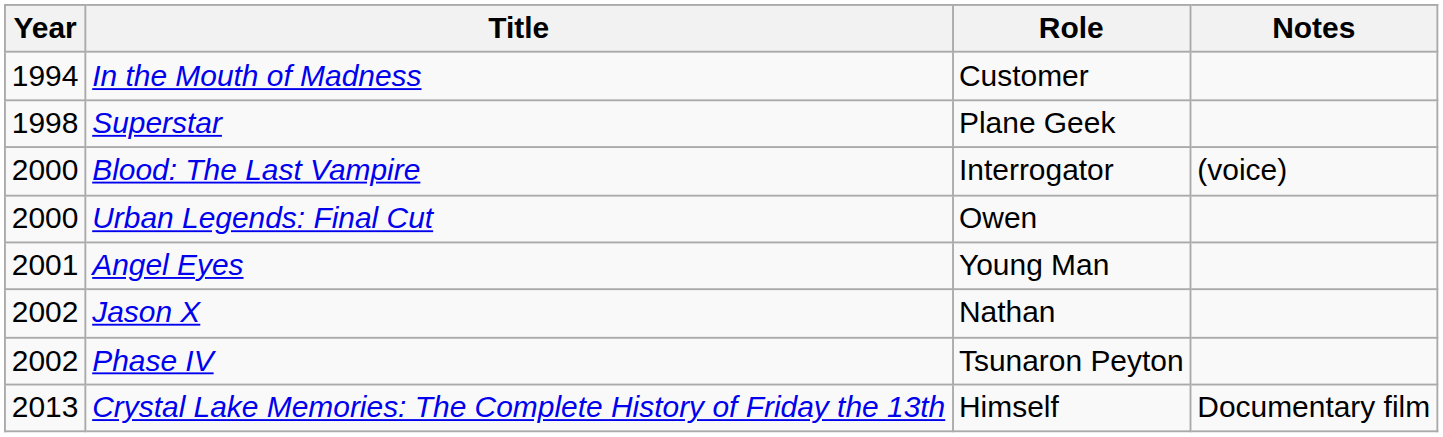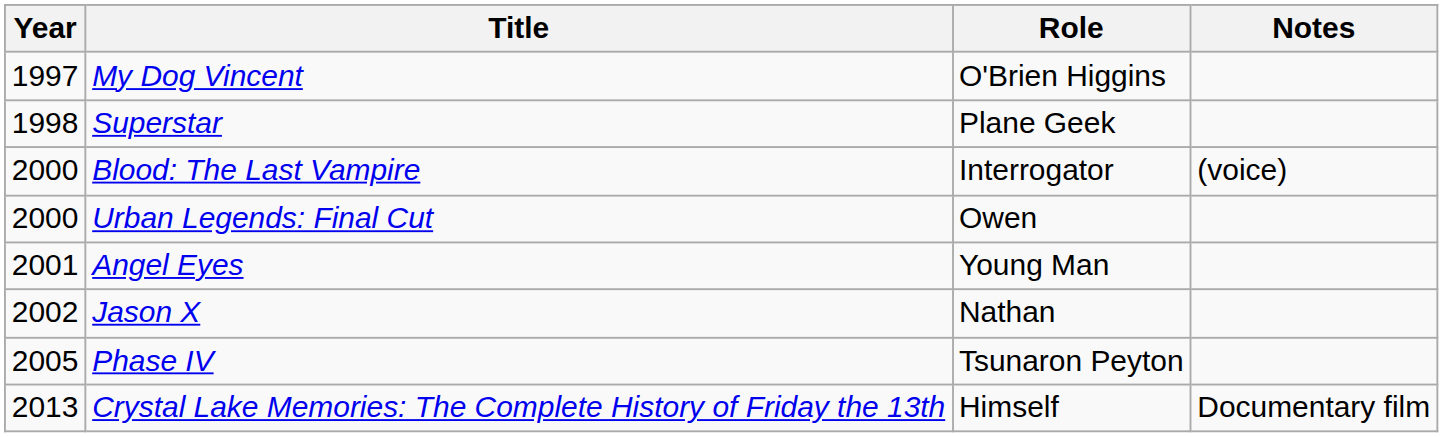- row: (257, 75)
+ row: (198, 75)
(45, 360) 2002 -> (45, 360) 2005
